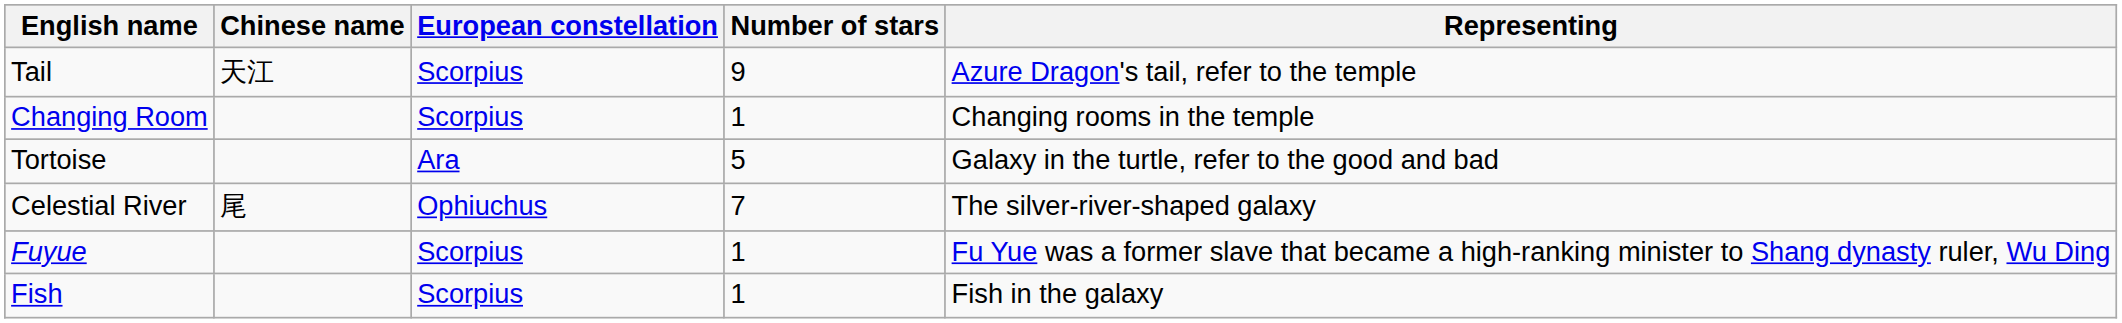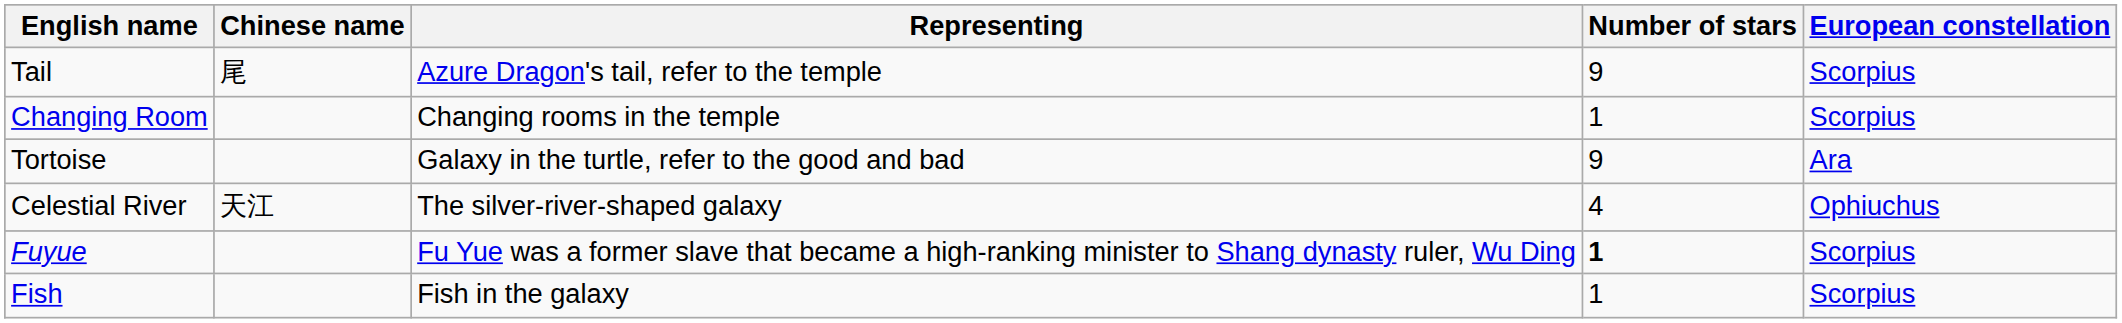columns swapped: (568, 26) <-> (1531, 26)
(247, 70) 天江 -> (234, 70) 尾
(738, 160) 5 -> (1596, 160) 9
(234, 205) 尾 -> (247, 205) 天江
(738, 206) 7 -> (1596, 206) 4
(738, 251) normal -> (1596, 251) bold
